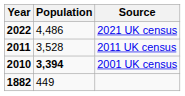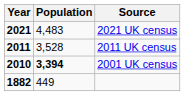(19, 30) 2022 -> (19, 30) 2021
(50, 30) 4,486 -> (50, 30) 4,483
